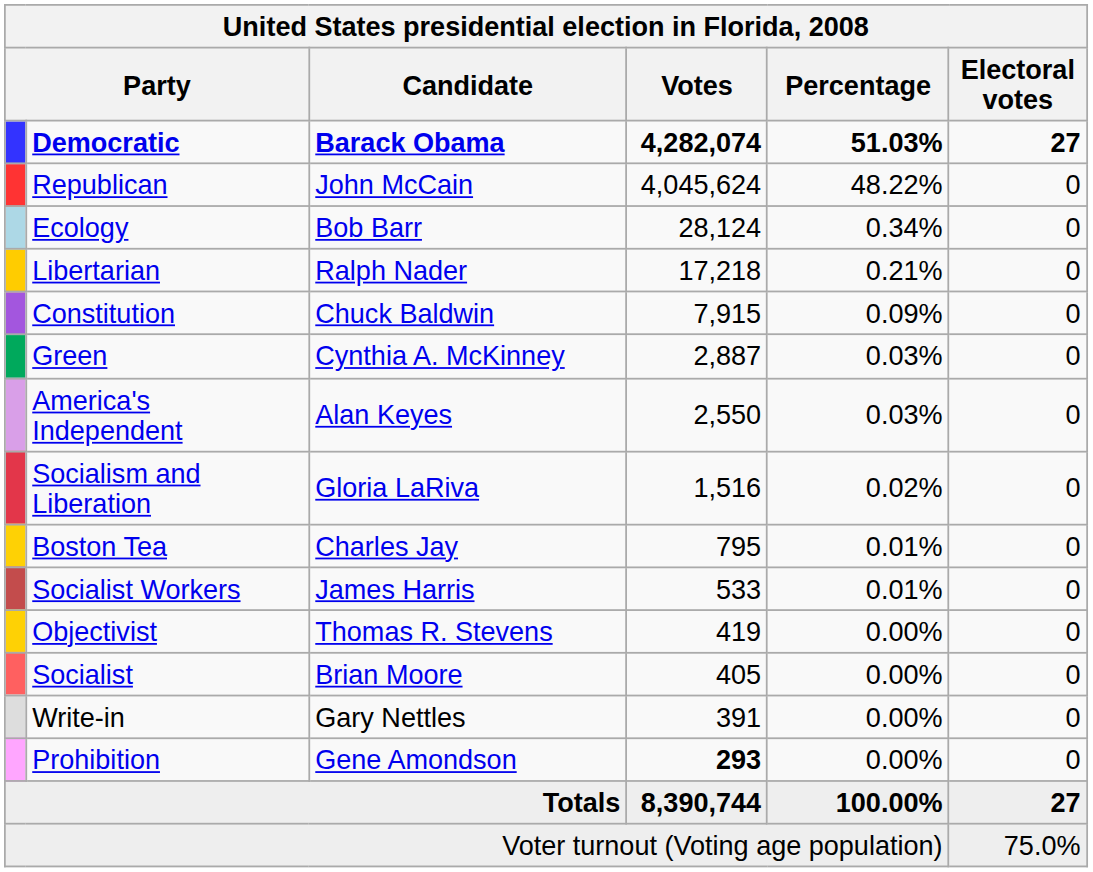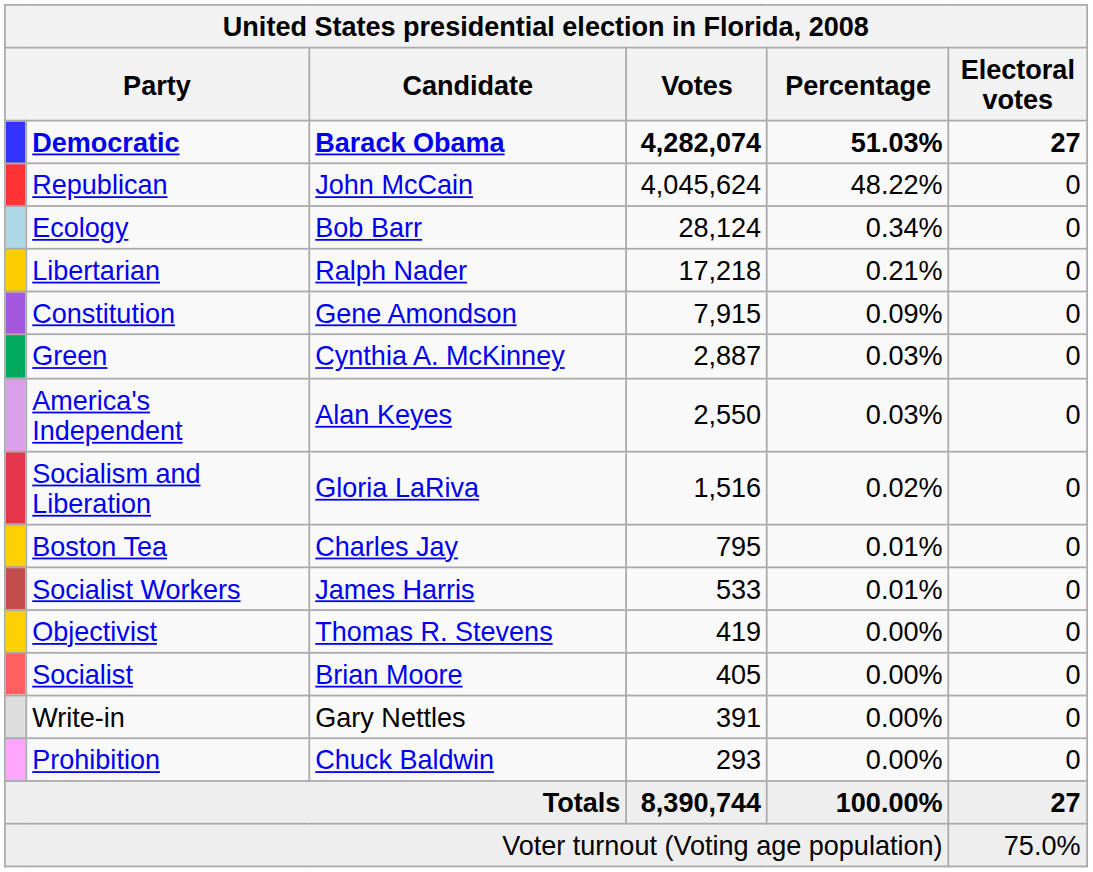(405, 314) Chuck Baldwin -> (416, 314) Gene Amondson
(416, 760) Gene Amondson -> (405, 760) Chuck Baldwin
(739, 760) bold -> (739, 760) normal
